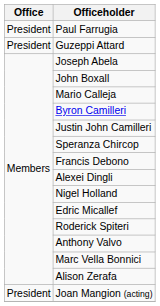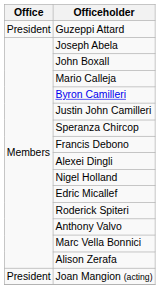- row: (87, 29)
